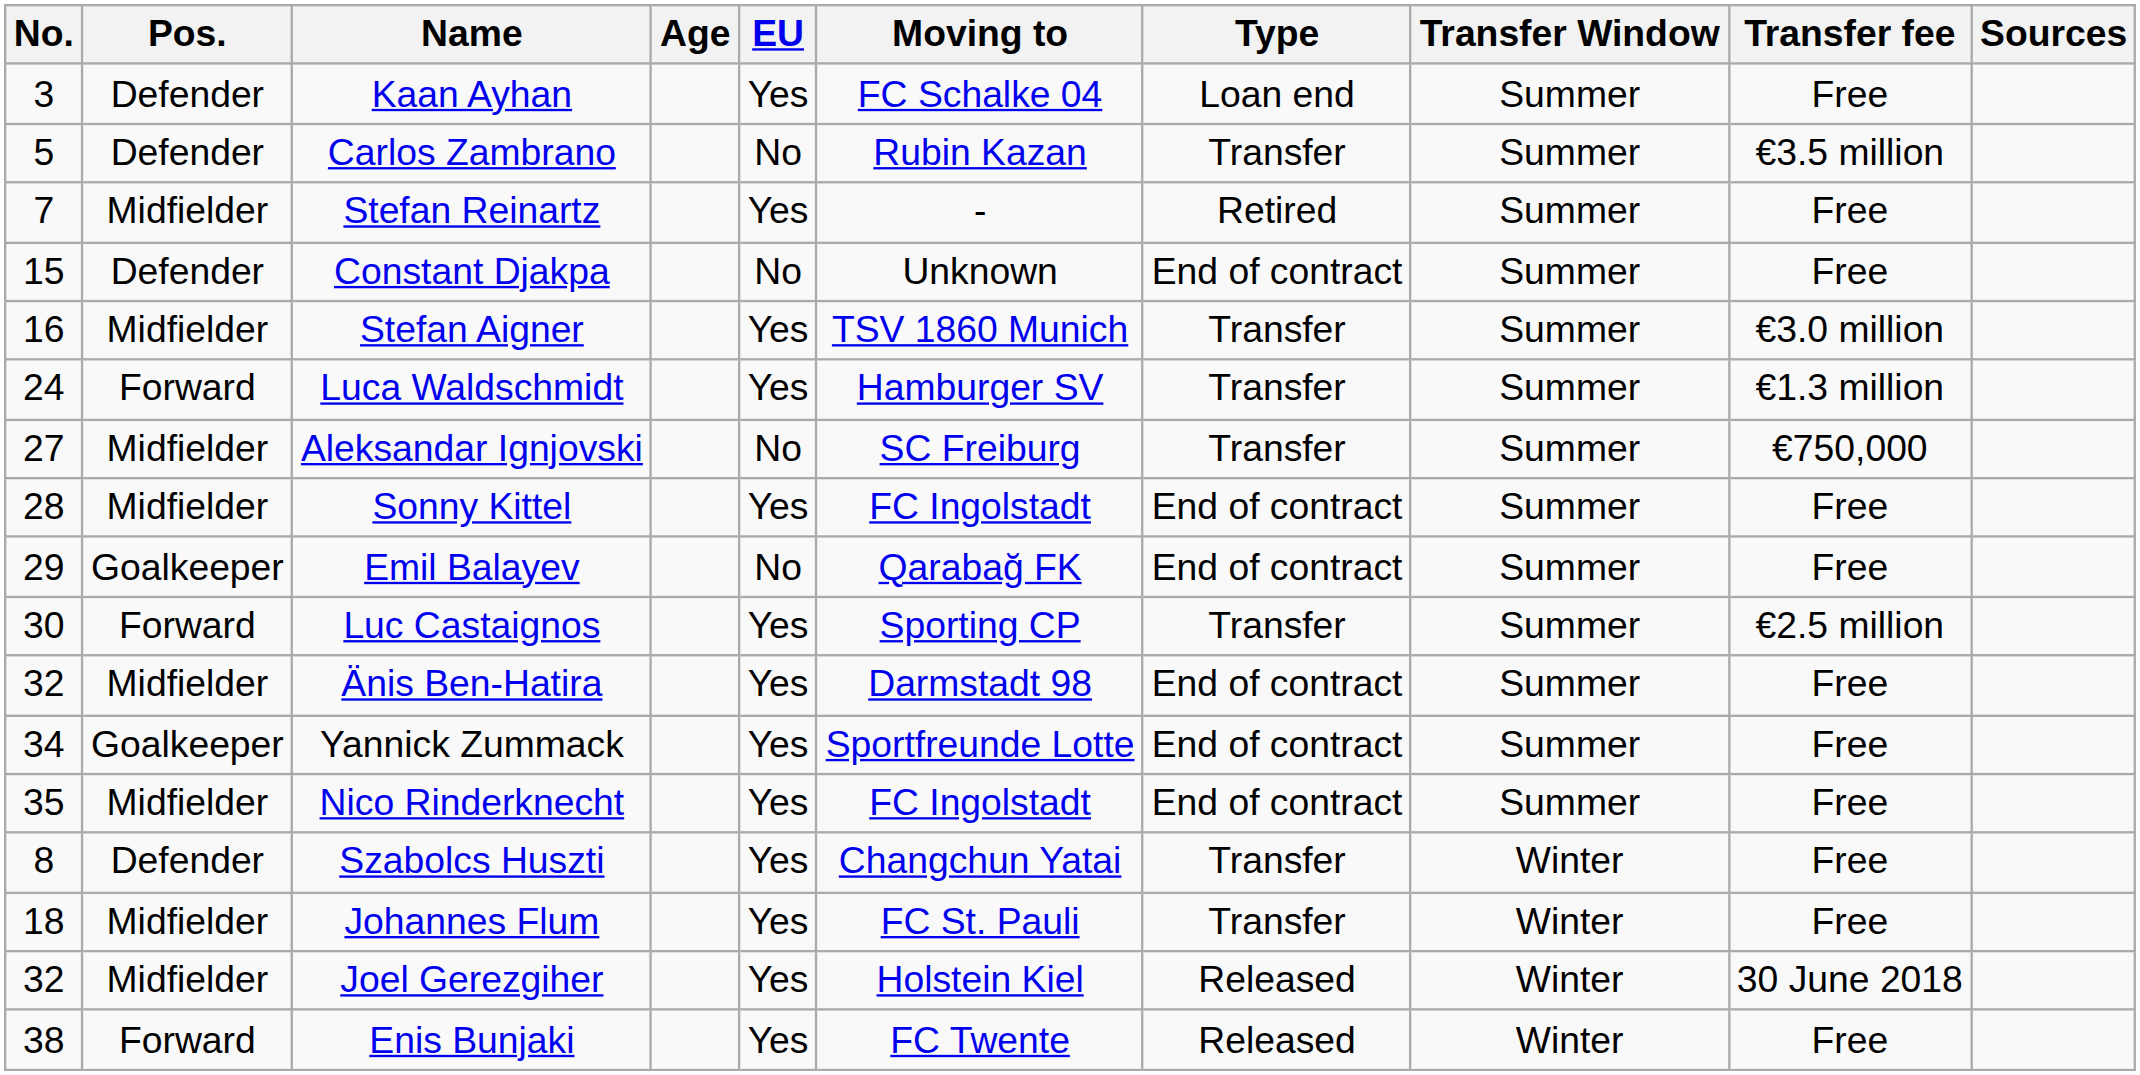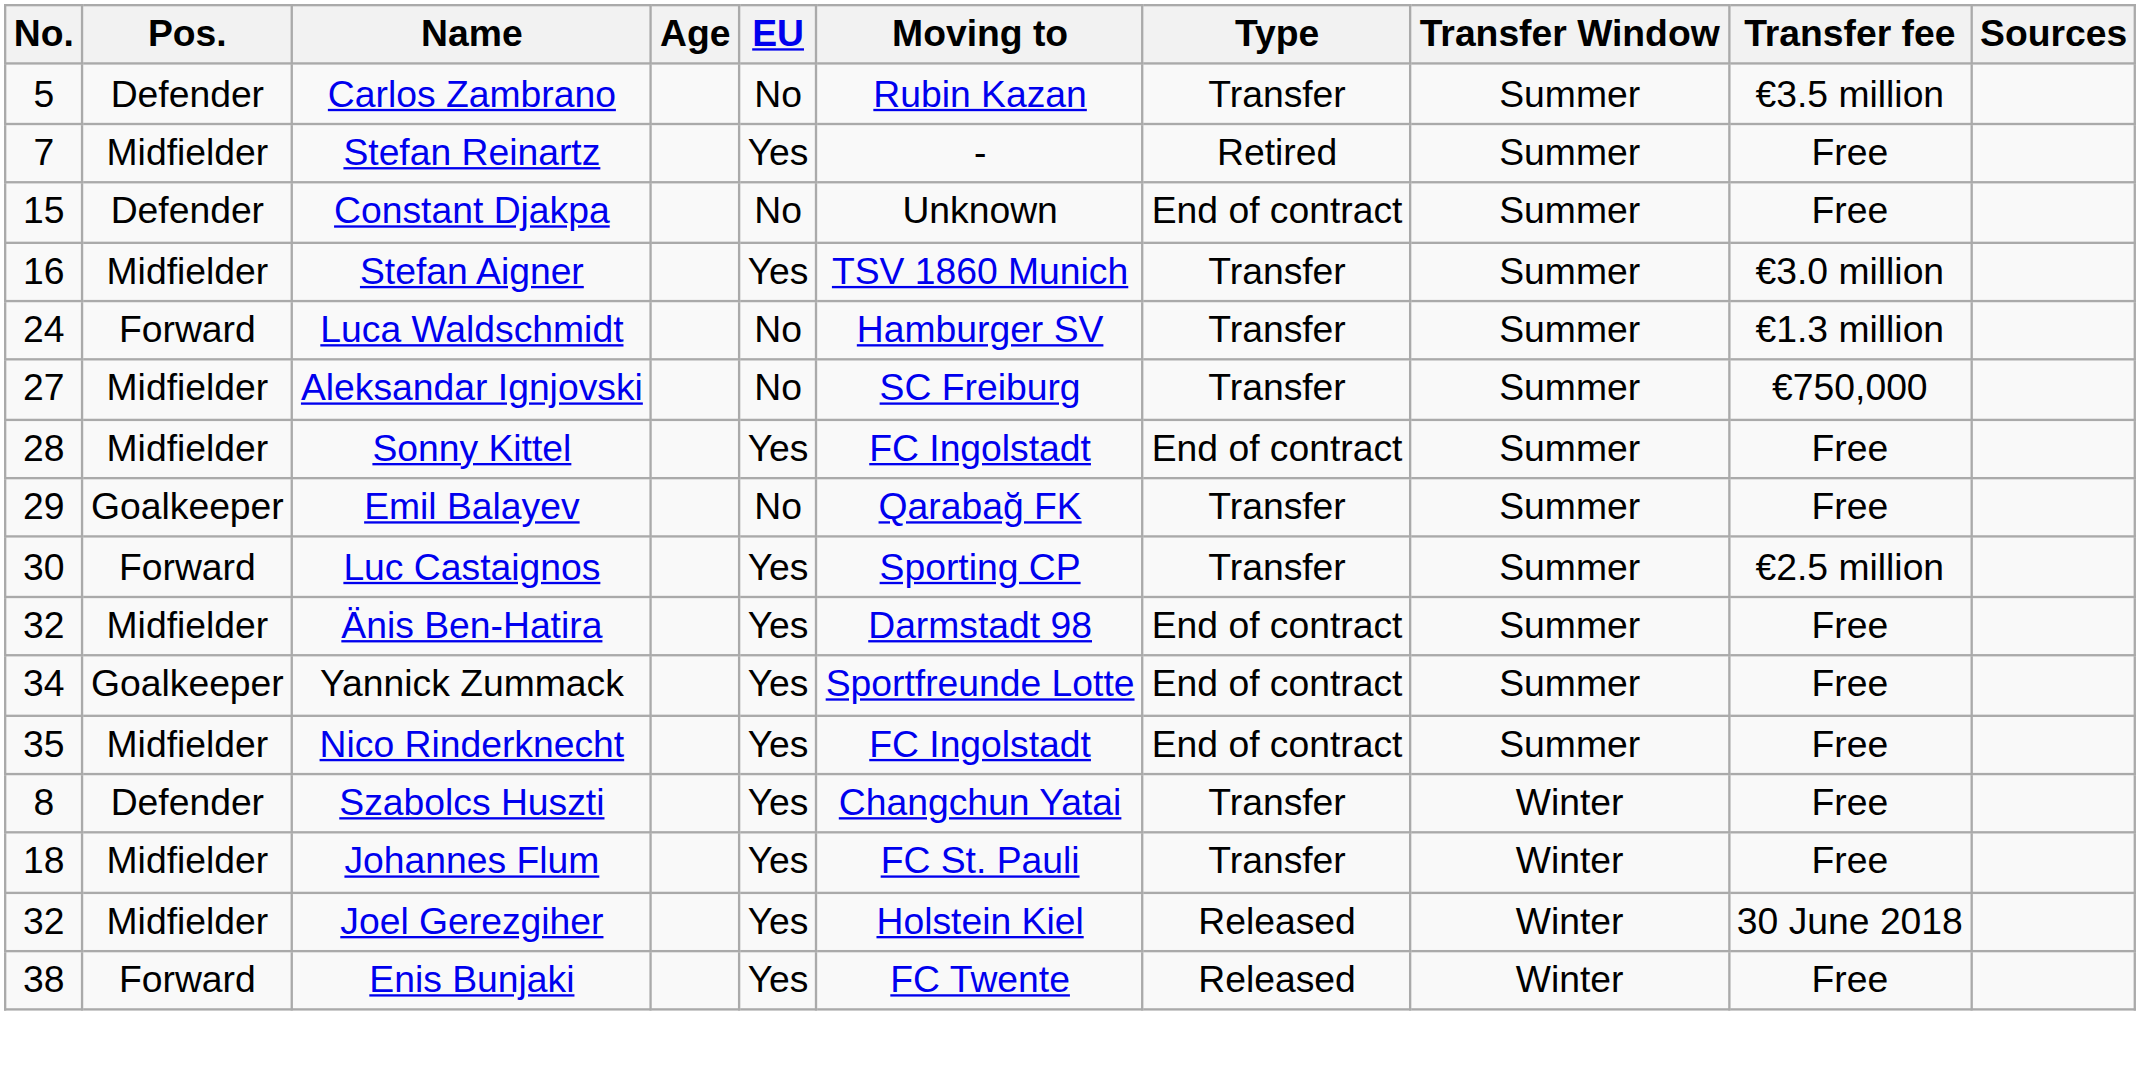- row: (472, 93)
(778, 388) Yes -> (778, 329) No
(1277, 566) End of contract -> (1277, 507) Transfer
